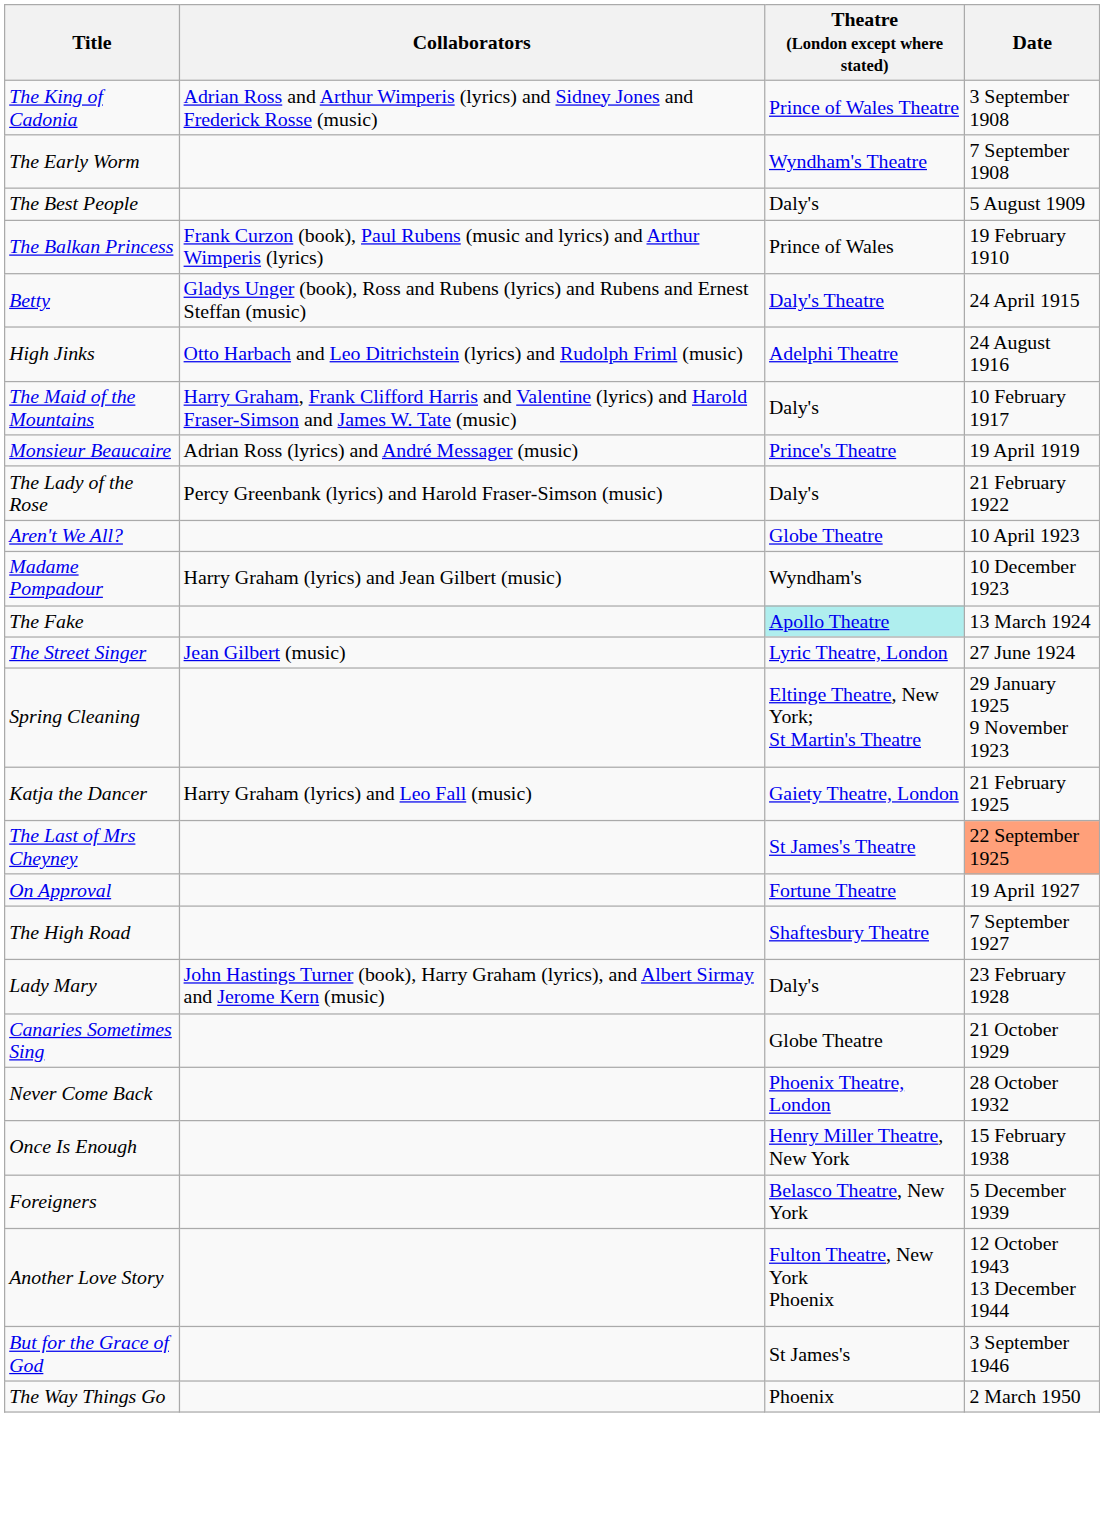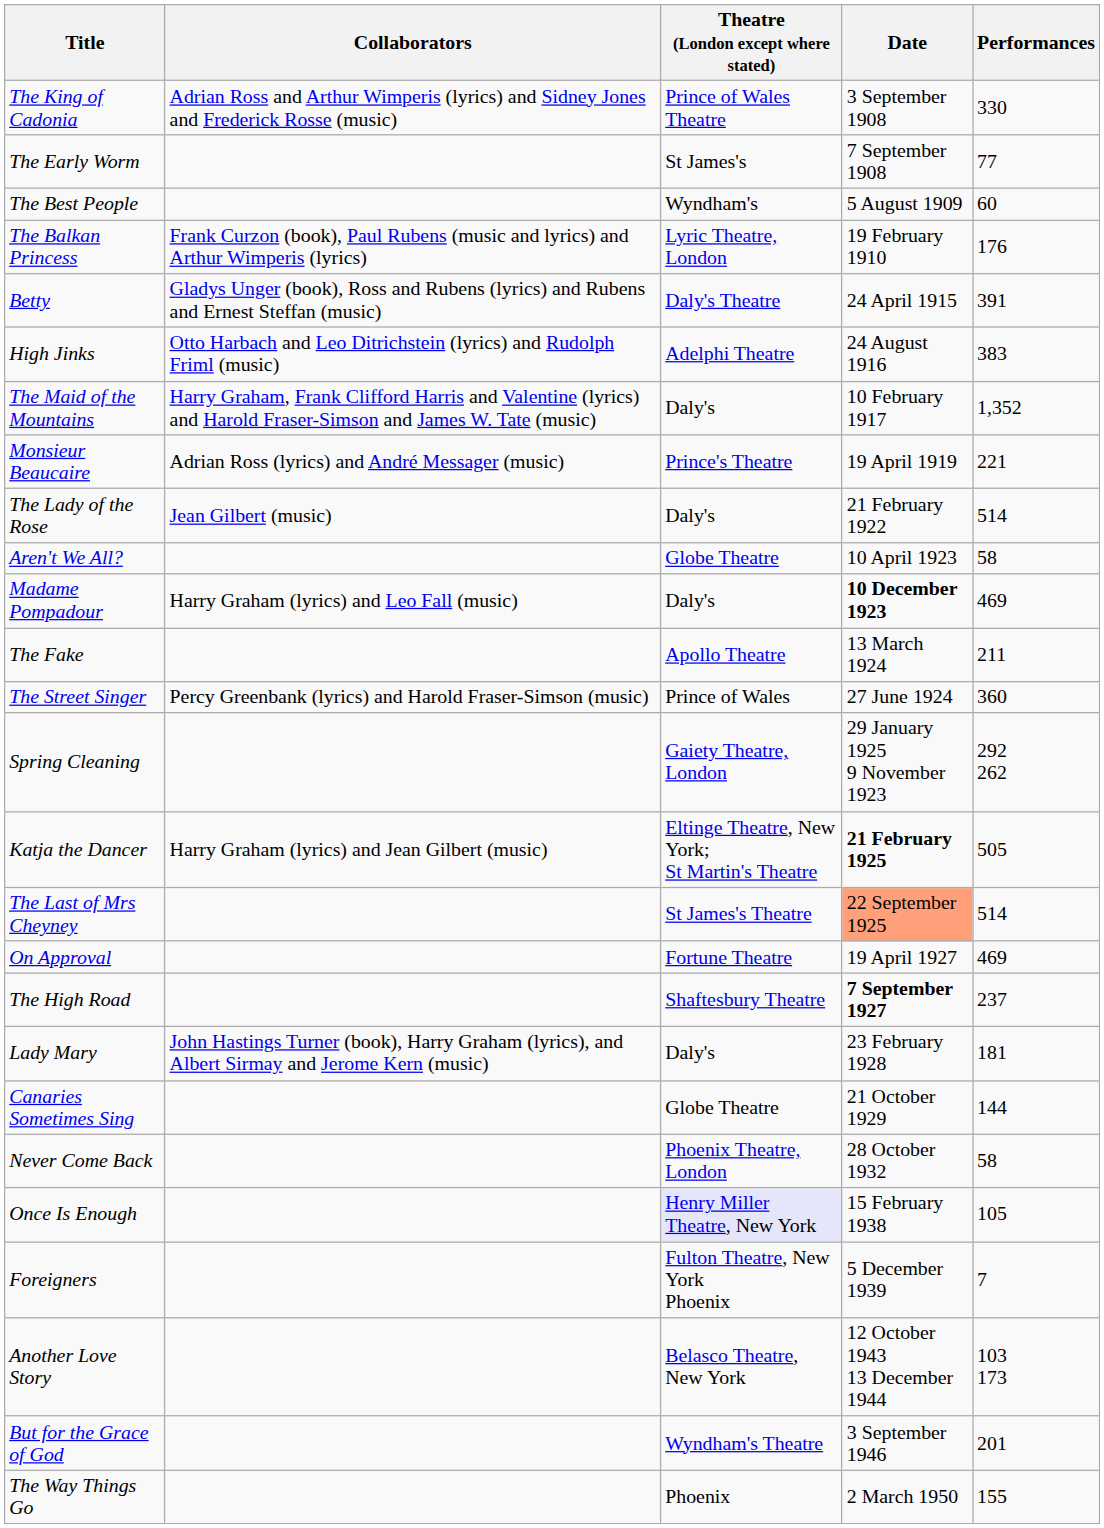+ column: (1036, 42)
(848, 161) Wyndham's Theatre -> (706, 161) St James's
(794, 203) Daly's -> (712, 203) Wyndham's
(831, 246) Prince of Wales -> (721, 246) Lyric Theatre, London
(423, 493) Percy Greenbank (lyrics) and Harold Fraser-Simson (music) -> (251, 515) Jean Gilbert (music)
(373, 578) Harry Graham (lyrics) and Jean Gilbert (music) -> (344, 600) Harry Graham (lyrics) and Leo Fall (music)
(815, 578) Wyndham's -> (690, 600) Daly's
(1023, 578) normal -> (902, 600) bold
(829, 621) paleturquoise background -> (725, 654) no background
(265, 652) Jean Gilbert (music) -> (409, 697) Percy Greenbank (lyrics) and Harold Fraser-Simson (music)
(858, 652) Lyric Theatre, London -> (728, 697) Prince of Wales
(854, 717) Eltinge Theatre, New York; St Martin's Theatre -> (727, 762) Gaiety Theatre, London
(358, 793) Harry Graham (lyrics) and Leo Fall (music) -> (359, 849) Harry Graham (lyrics) and Jean Gilbert (music)
(864, 793) Gaiety Theatre, London -> (750, 849) Eltinge Theatre, New York; St Martin's Theatre
(1018, 793) normal -> (899, 849) bold
(1019, 932) normal -> (900, 999) bold
(856, 1147) no background -> (741, 1214) lavender background
(857, 1201) Belasco Theatre, New York -> (747, 1279) Fulton Theatre, New York Phoenix
(851, 1277) Fulton Theatre, New York Phoenix -> (732, 1366) Belasco Theatre, New York
(810, 1353) St James's -> (744, 1442) Wyndham's Theatre
